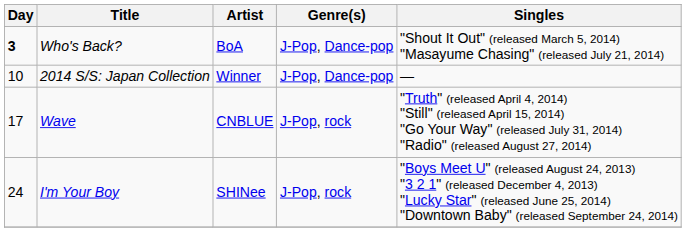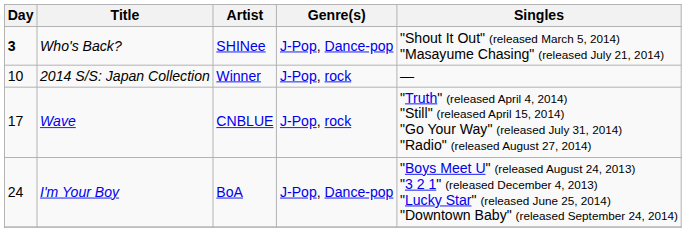(230, 45) BoA -> (241, 45) SHINee
(337, 76) J-Pop, Dance-pop -> (316, 76) J-Pop, rock
(241, 192) SHINee -> (230, 192) BoA
(316, 192) J-Pop, rock -> (337, 192) J-Pop, Dance-pop
